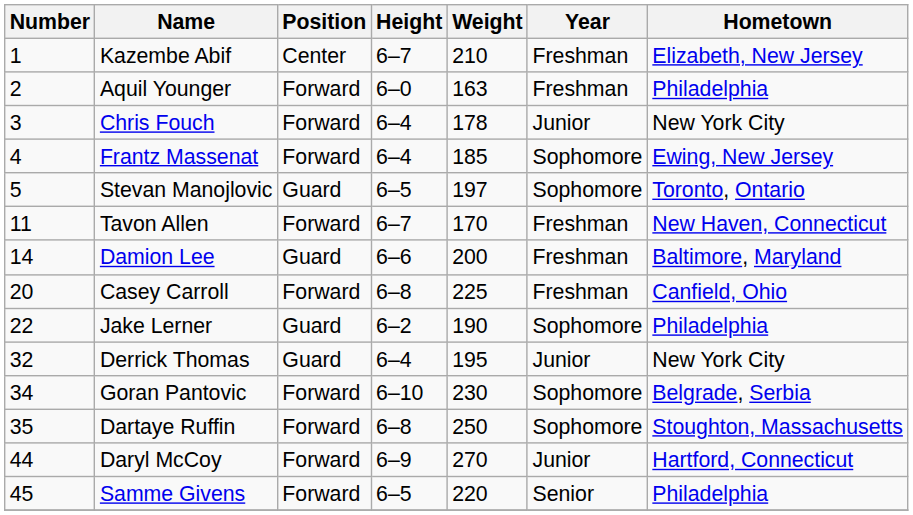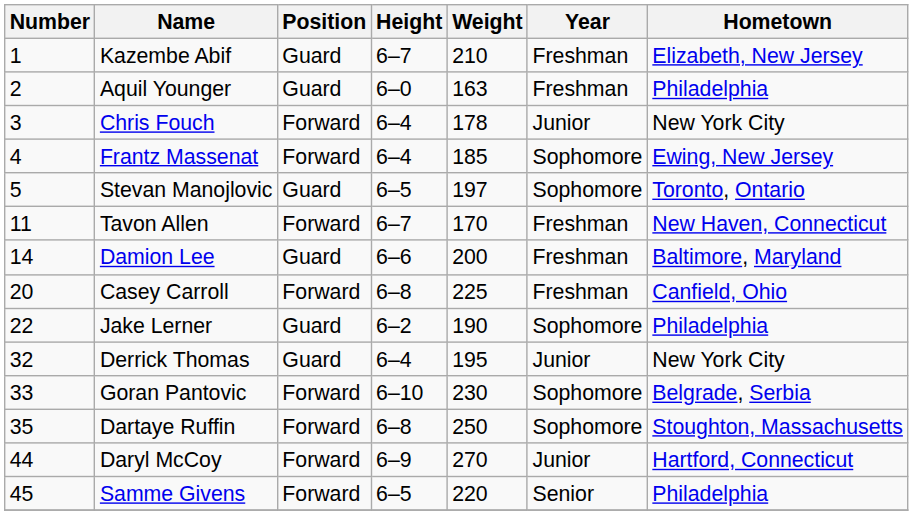(314, 55) Center -> (312, 55) Guard
(321, 89) Forward -> (312, 89) Guard
(21, 392) 34 -> (21, 392) 33
